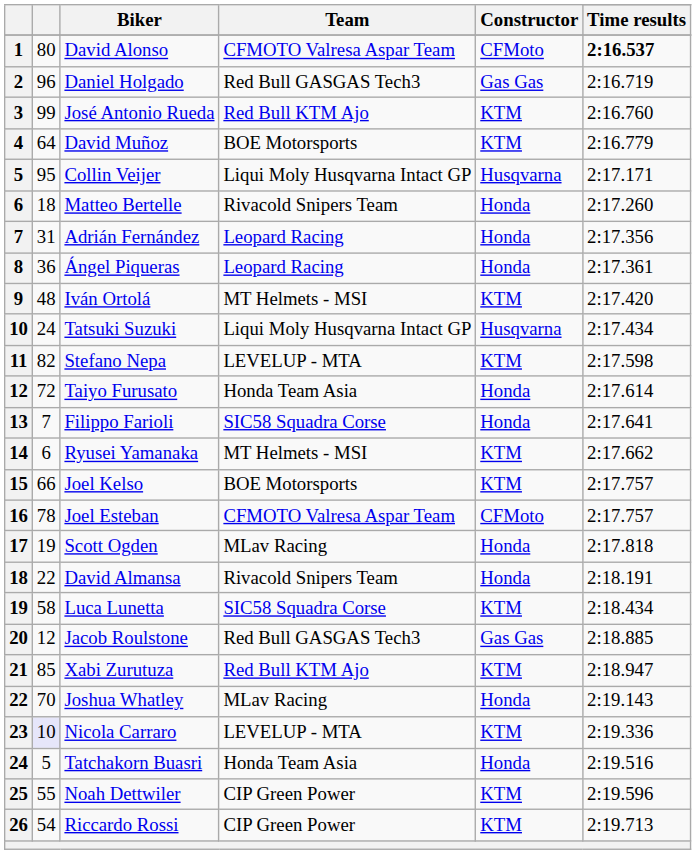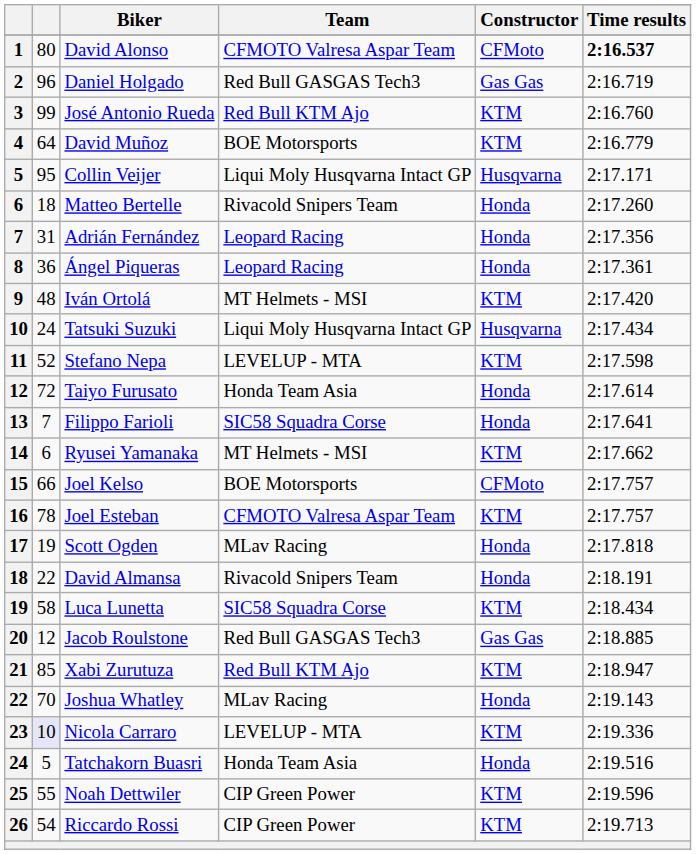(46, 360) 82 -> (46, 360) 52
(501, 484) KTM -> (512, 484) CFMoto
(512, 514) CFMoto -> (501, 514) KTM
